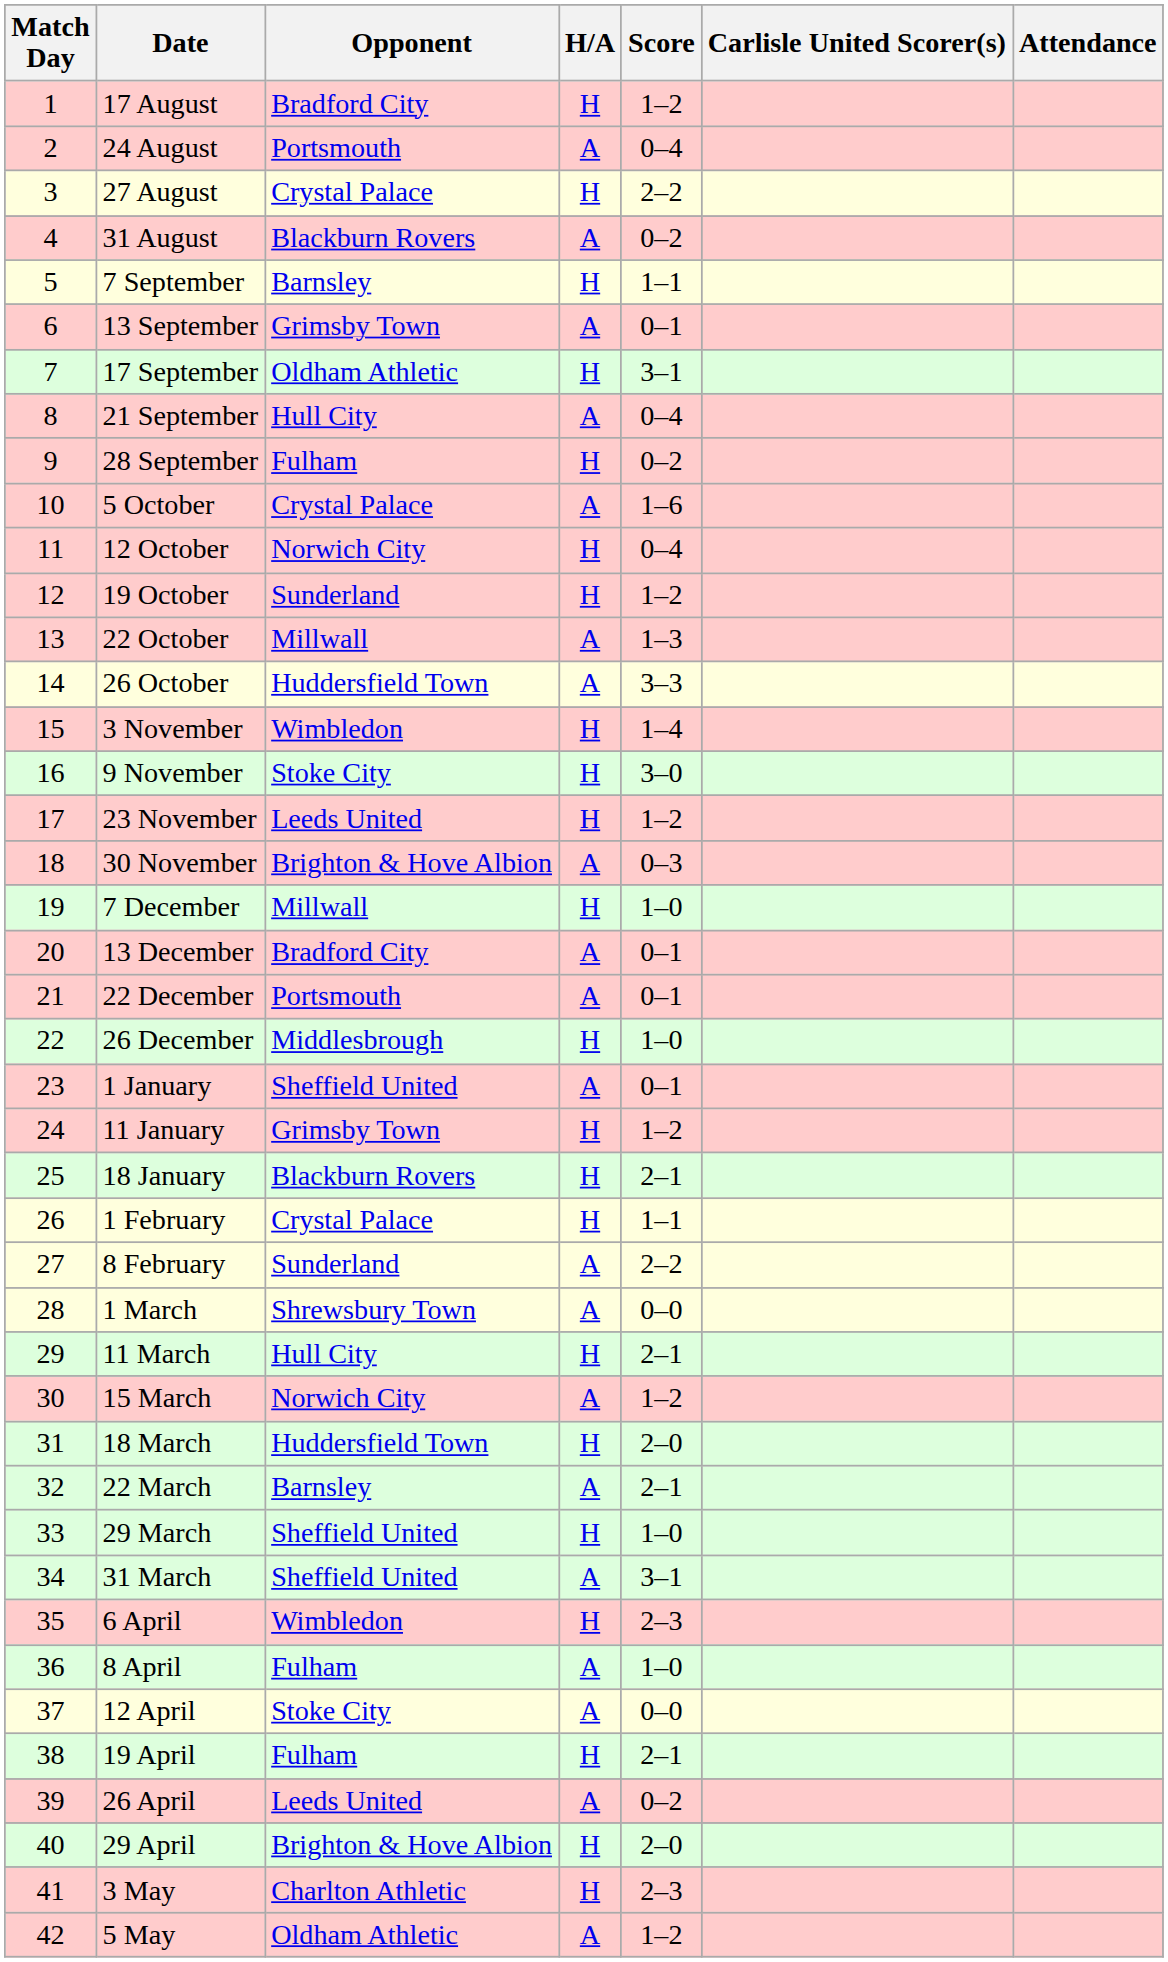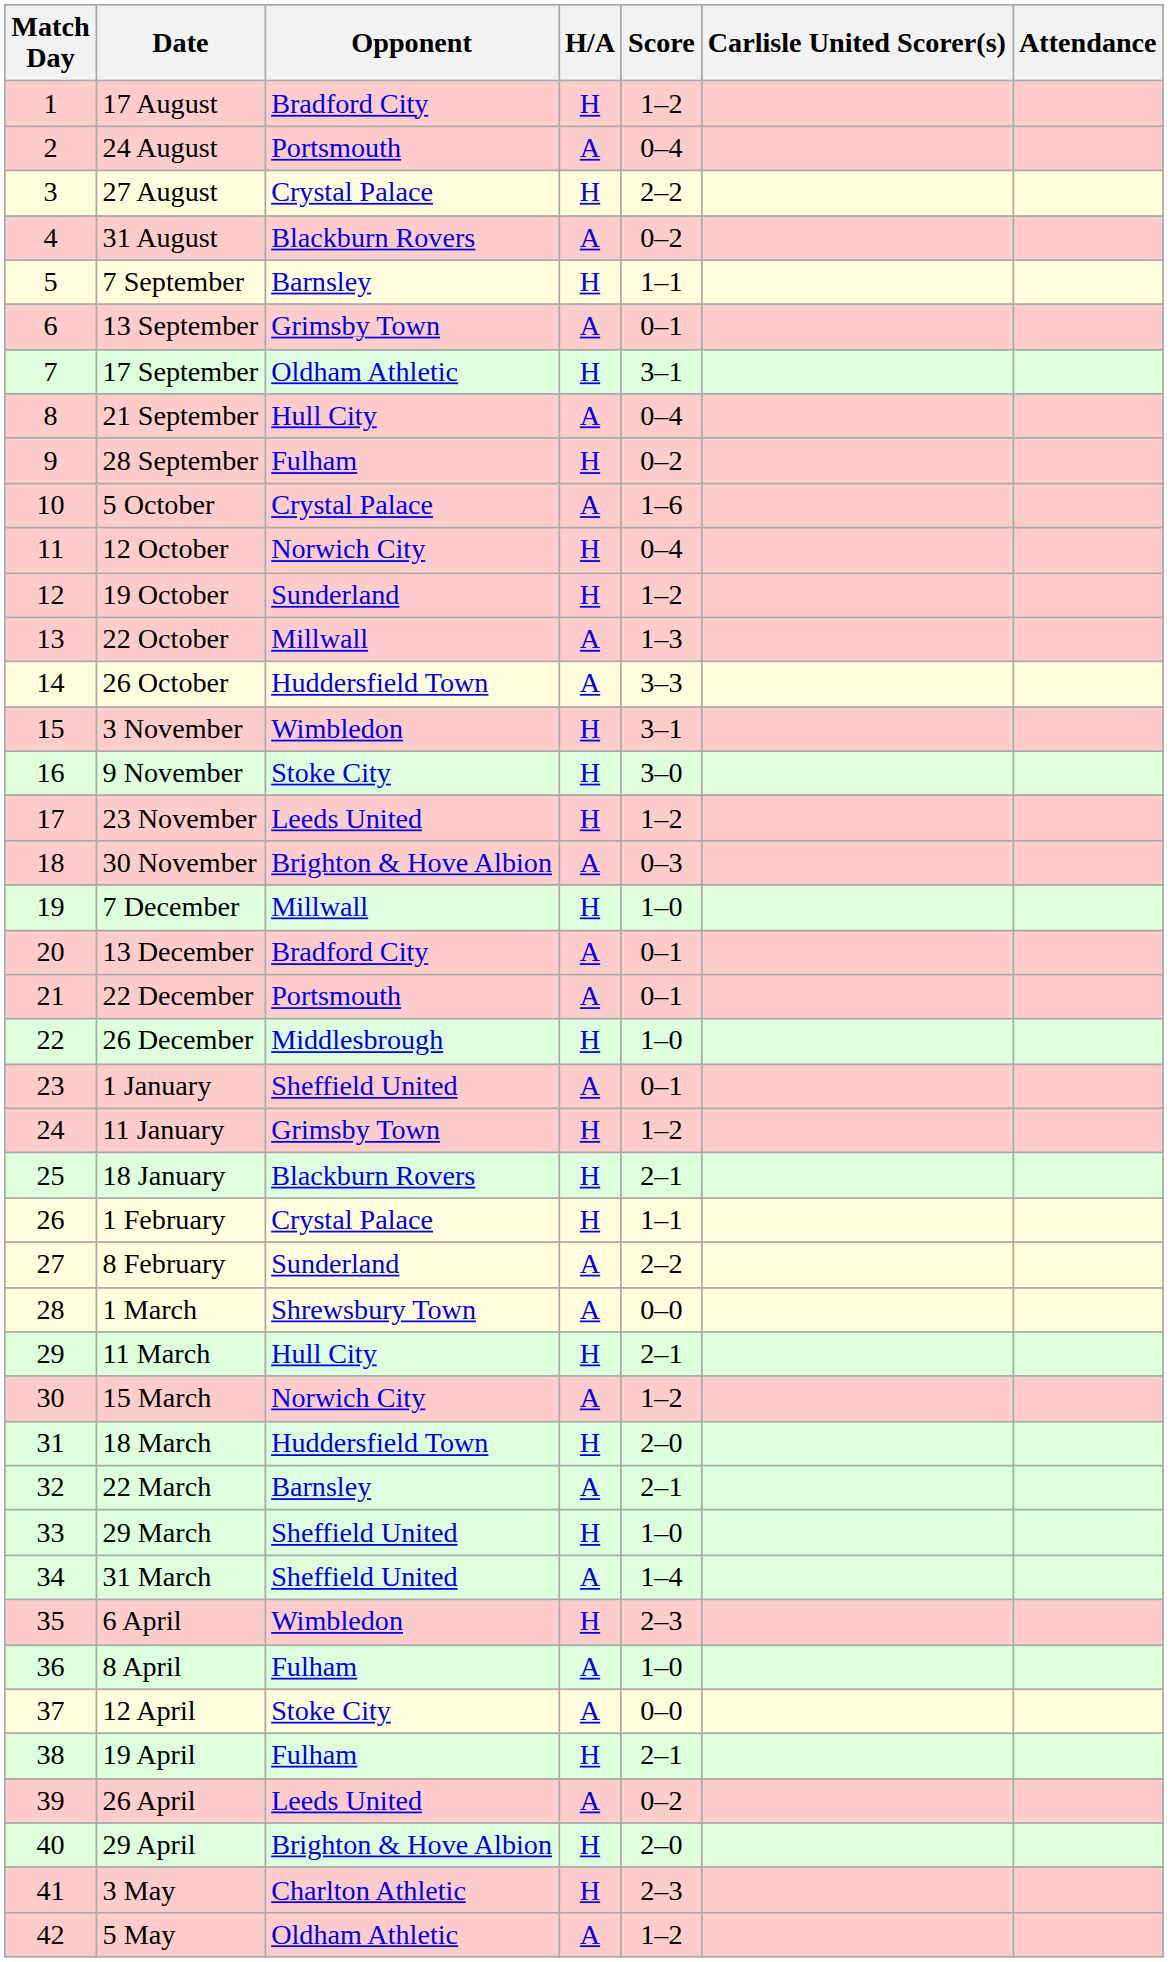(661, 728) 1–4 -> (661, 728) 3–1
(661, 1576) 3–1 -> (661, 1576) 1–4
